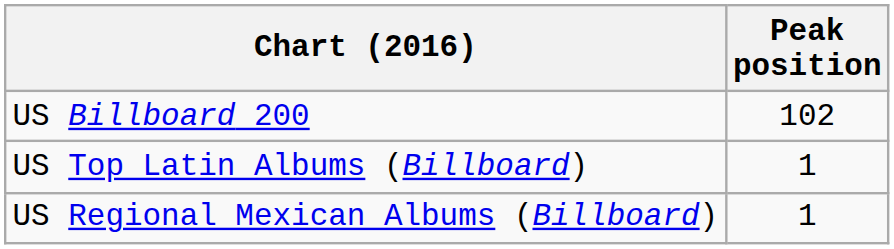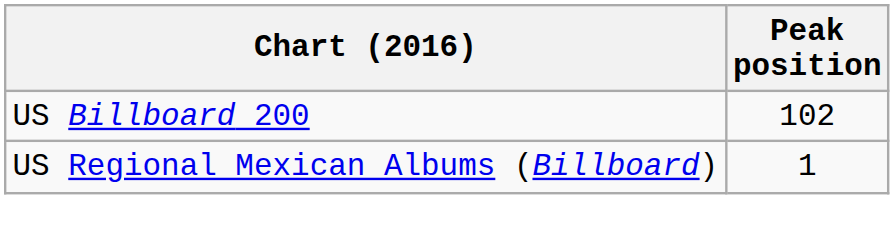- row: (300, 167)
